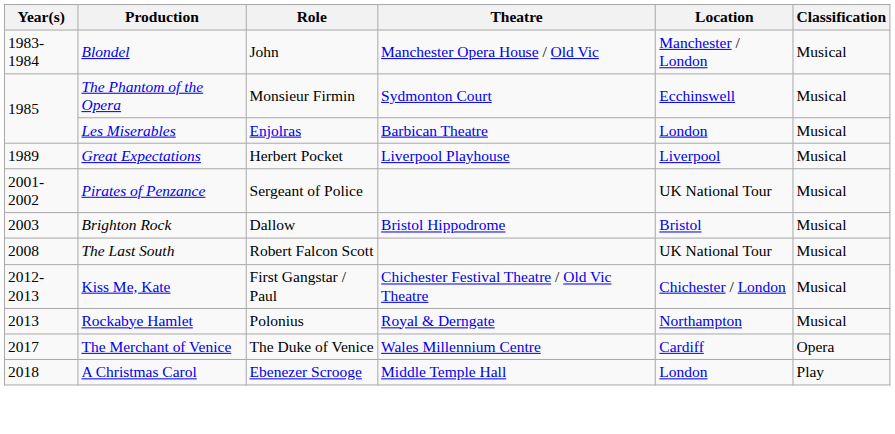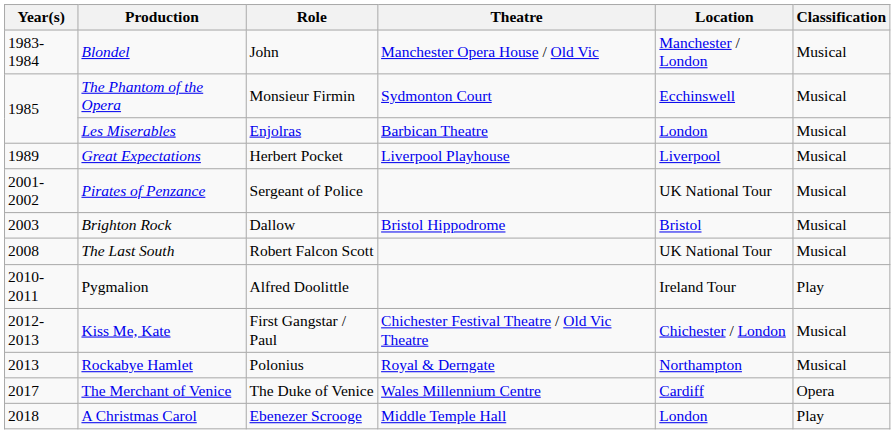+ row: (115, 286)
